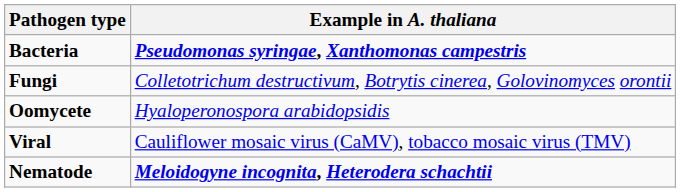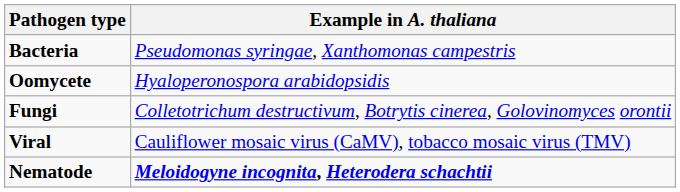(330, 50) bold -> (325, 50) normal
rows swapped: (33, 80) <-> (50, 111)
